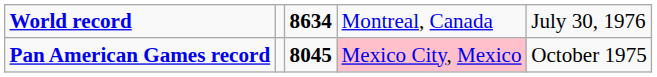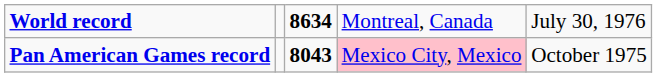(311, 54) 8045 -> (311, 54) 8043
